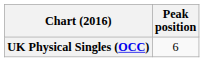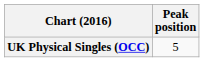(176, 47) 6 -> (176, 47) 5
